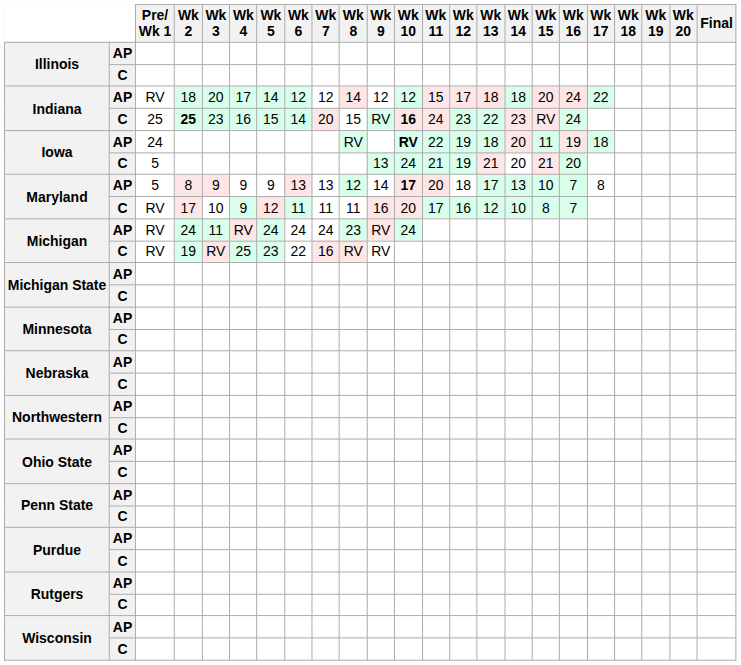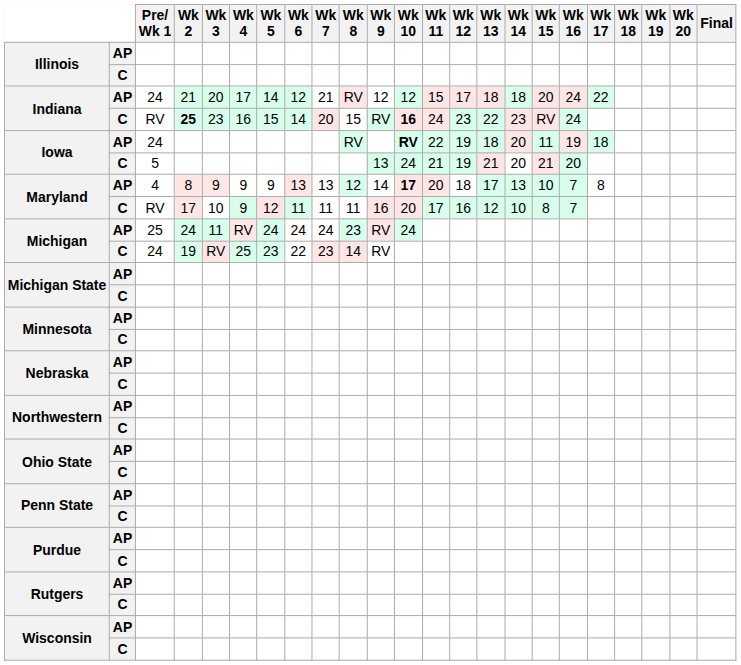(155, 98) RV -> (155, 98) 24
(188, 98) 18 -> (188, 98) 21
(326, 98) 12 -> (326, 98) 21
(353, 98) 14 -> (353, 98) RV
(155, 120) 25 -> (155, 120) RV
(155, 186) 5 -> (155, 186) 4
(155, 230) RV -> (155, 230) 25
(155, 252) RV -> (155, 252) 24
(326, 252) 16 -> (326, 252) 23
(353, 252) RV -> (353, 252) 14
